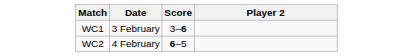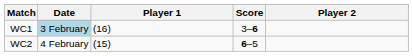+ column: (162, 13)
(136, 28) no background -> (64, 28) lightblue background
